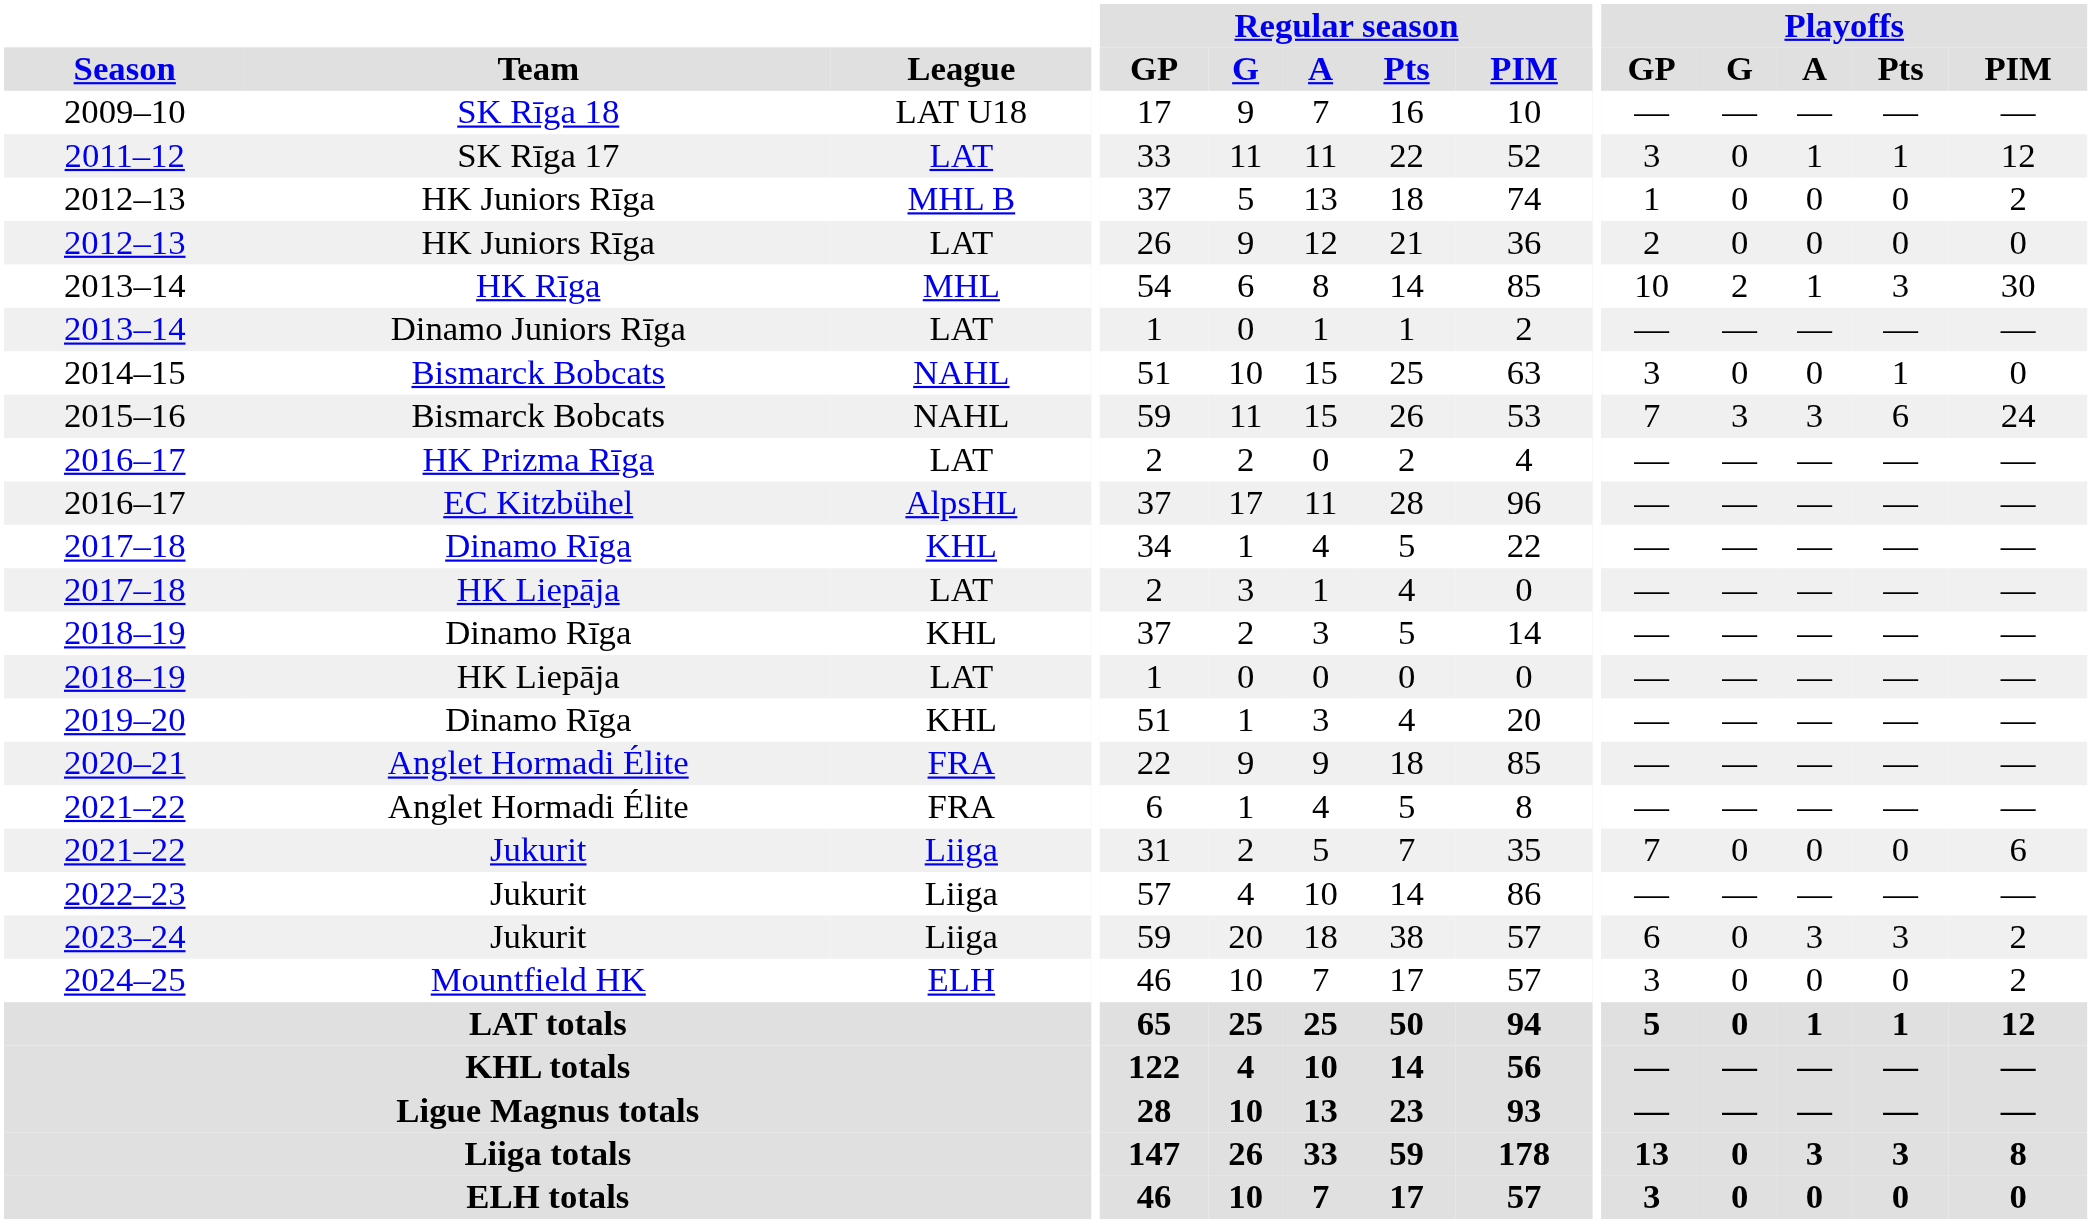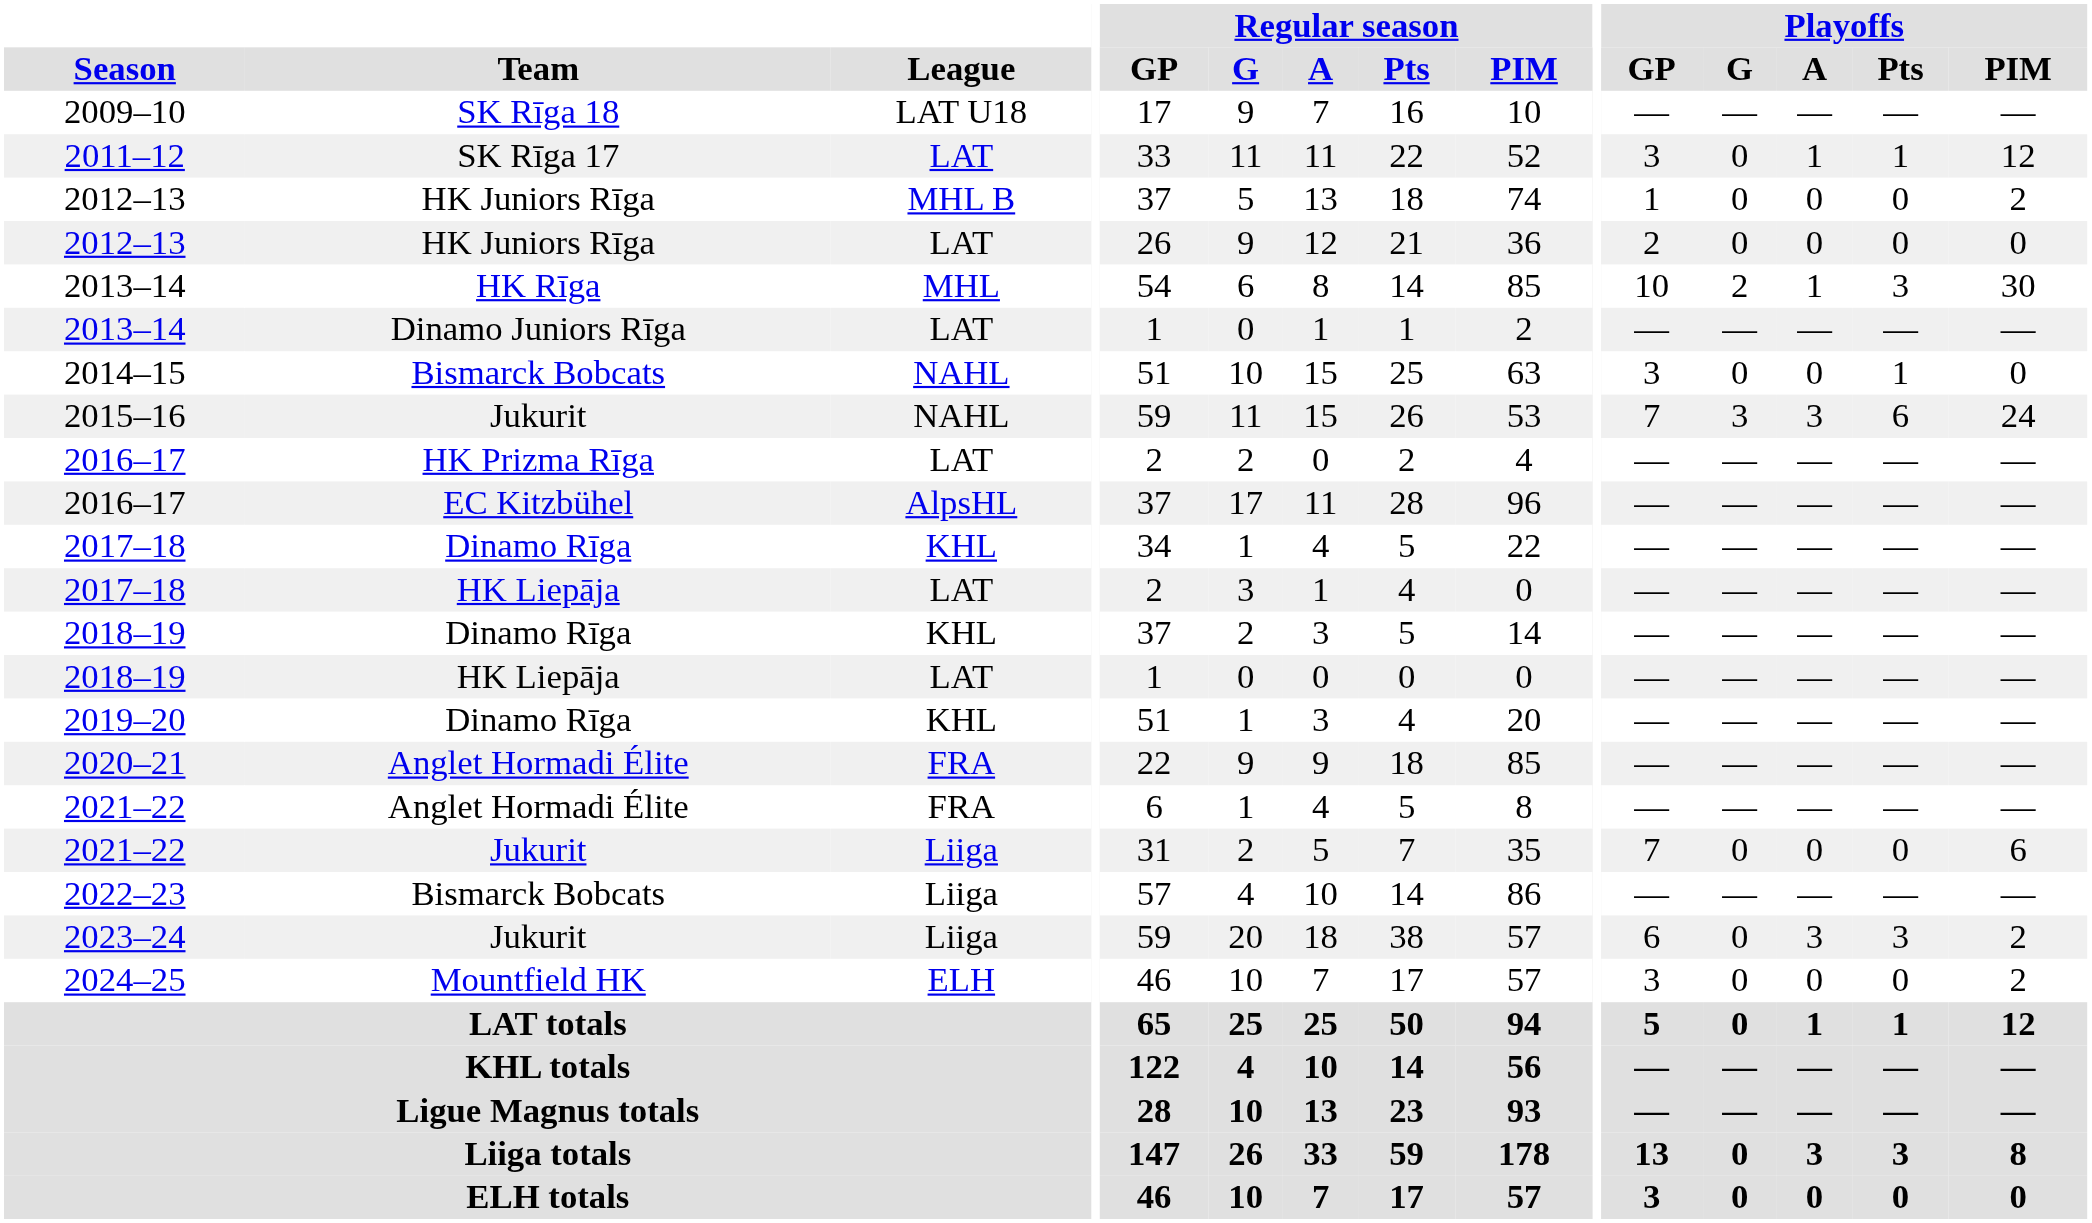(538, 415) Bismarck Bobcats -> (538, 415) Jukurit
(538, 893) Jukurit -> (538, 893) Bismarck Bobcats
